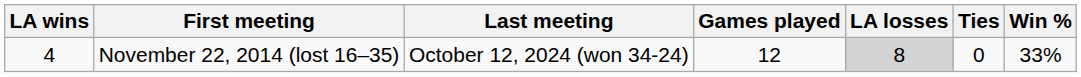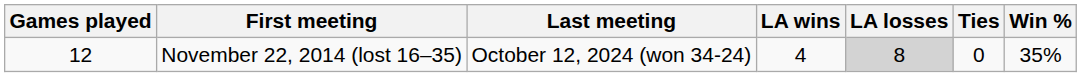columns swapped: (769, 21) <-> (49, 21)
(1041, 54) 33% -> (1041, 54) 35%
